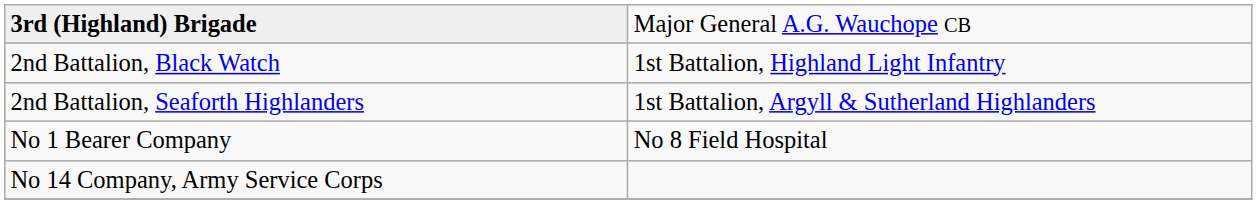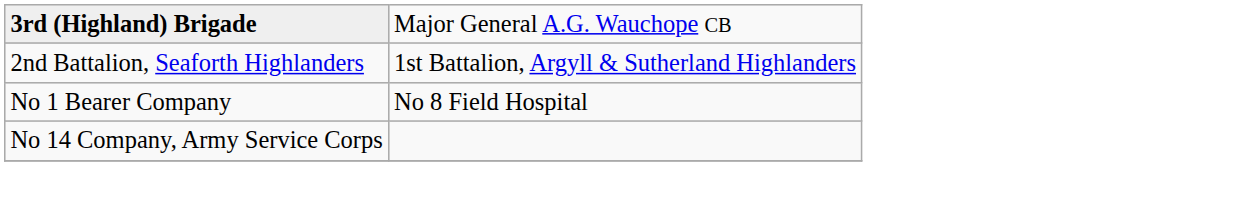- row: (145, 62)
